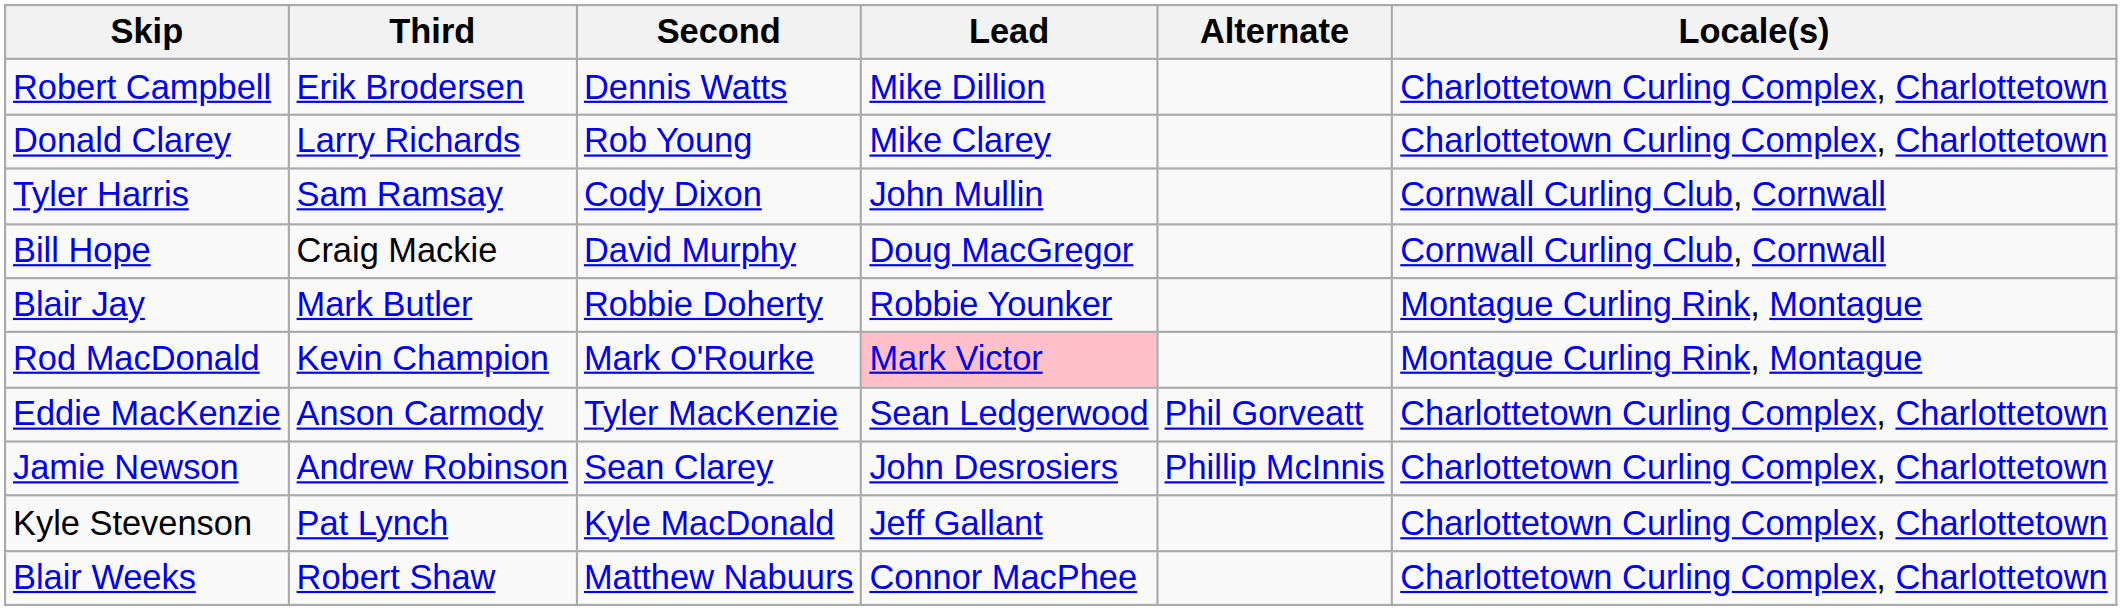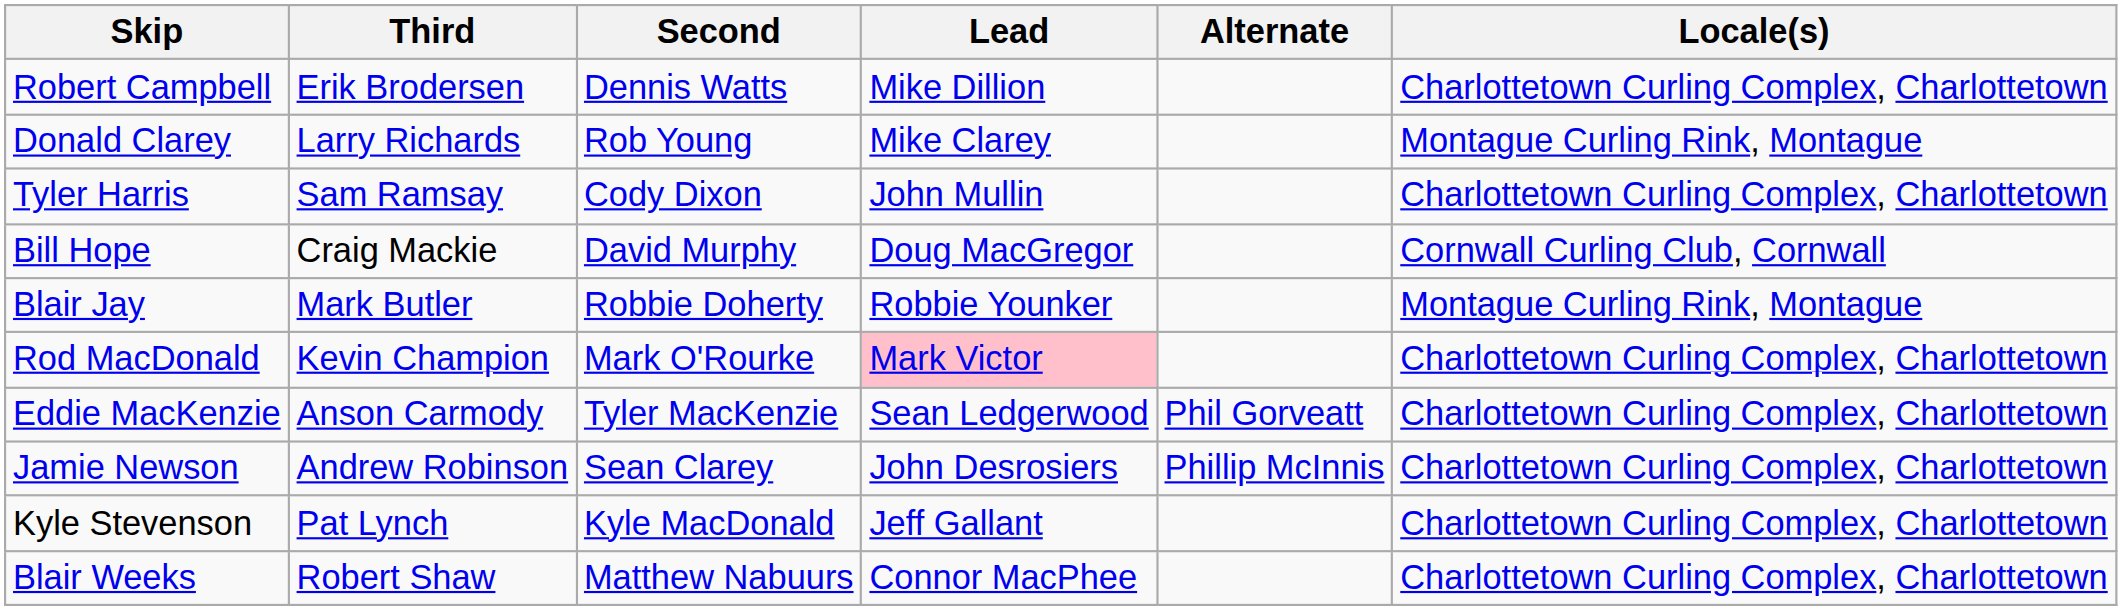(1754, 140) Charlottetown Curling Complex, Charlottetown -> (1661, 140) Montague Curling Rink, Montague
(1643, 195) Cornwall Curling Club, Cornwall -> (1754, 195) Charlottetown Curling Complex, Charlottetown
(1661, 359) Montague Curling Rink, Montague -> (1754, 359) Charlottetown Curling Complex, Charlottetown
